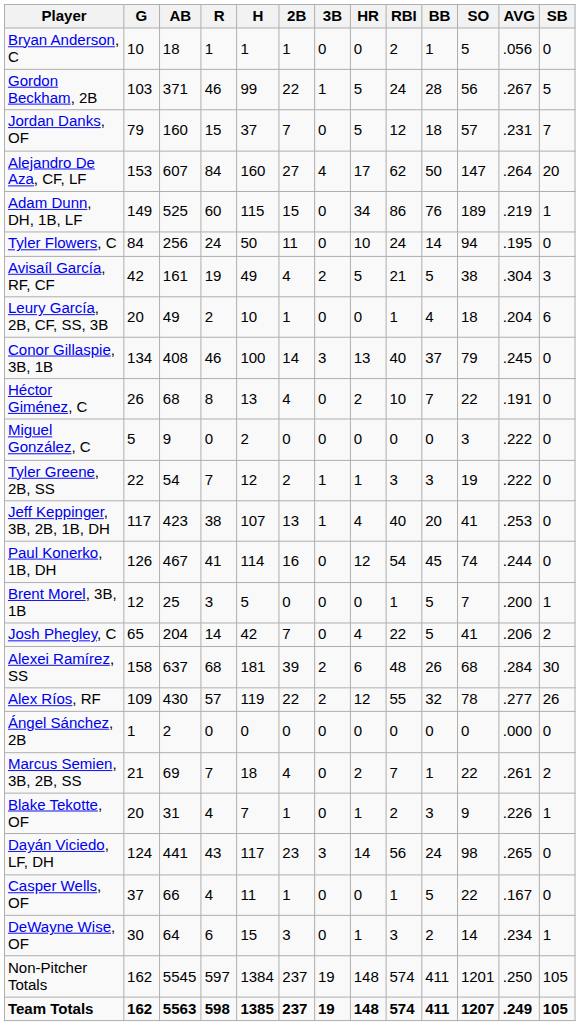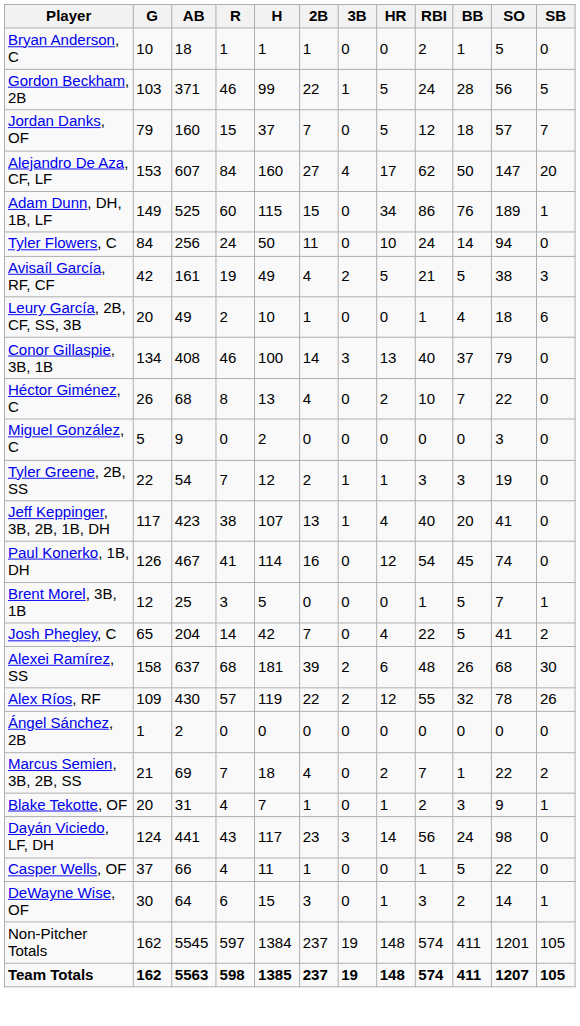- column: (519, 16)
